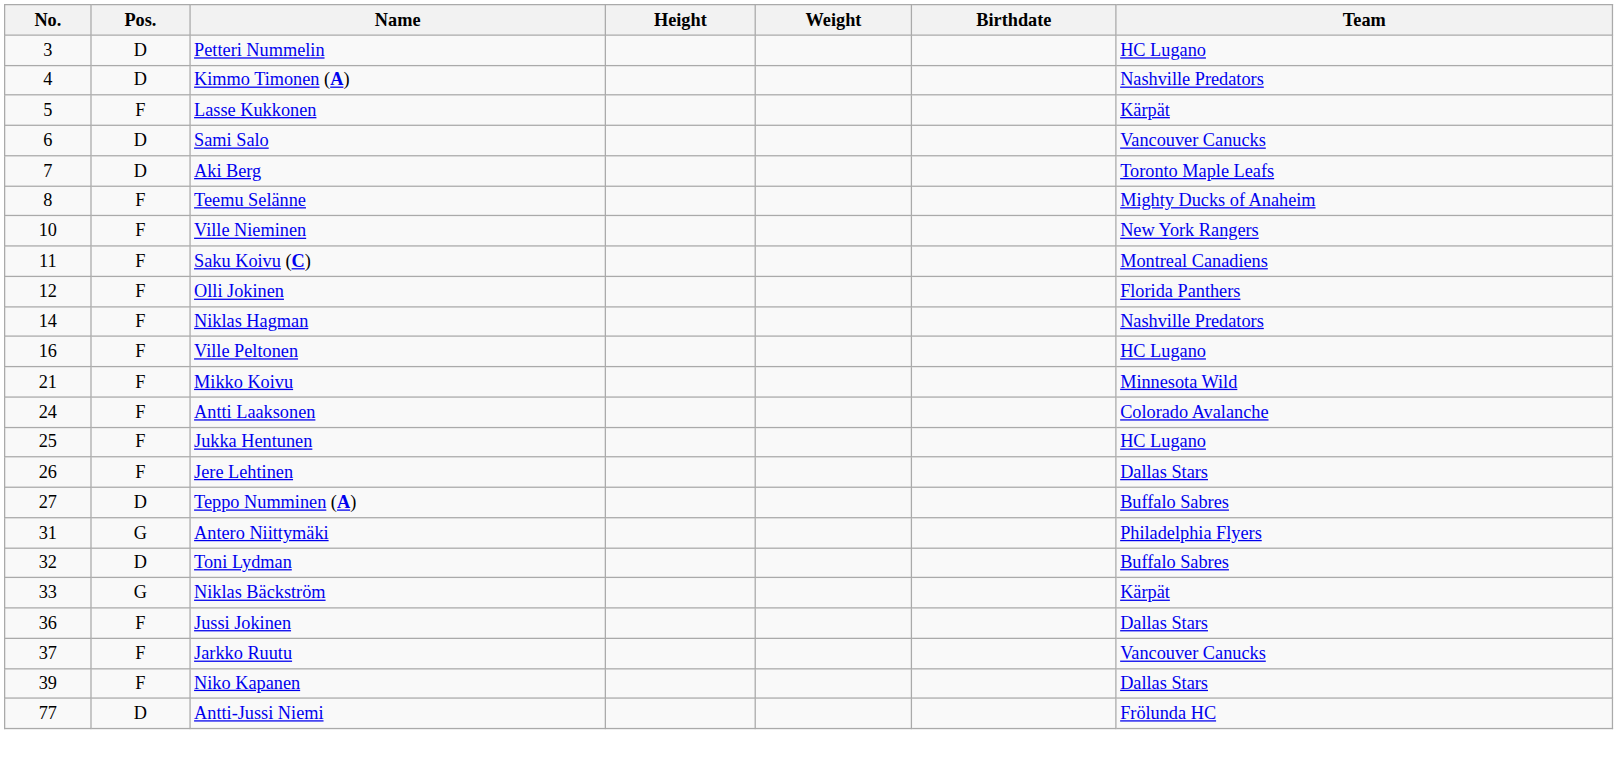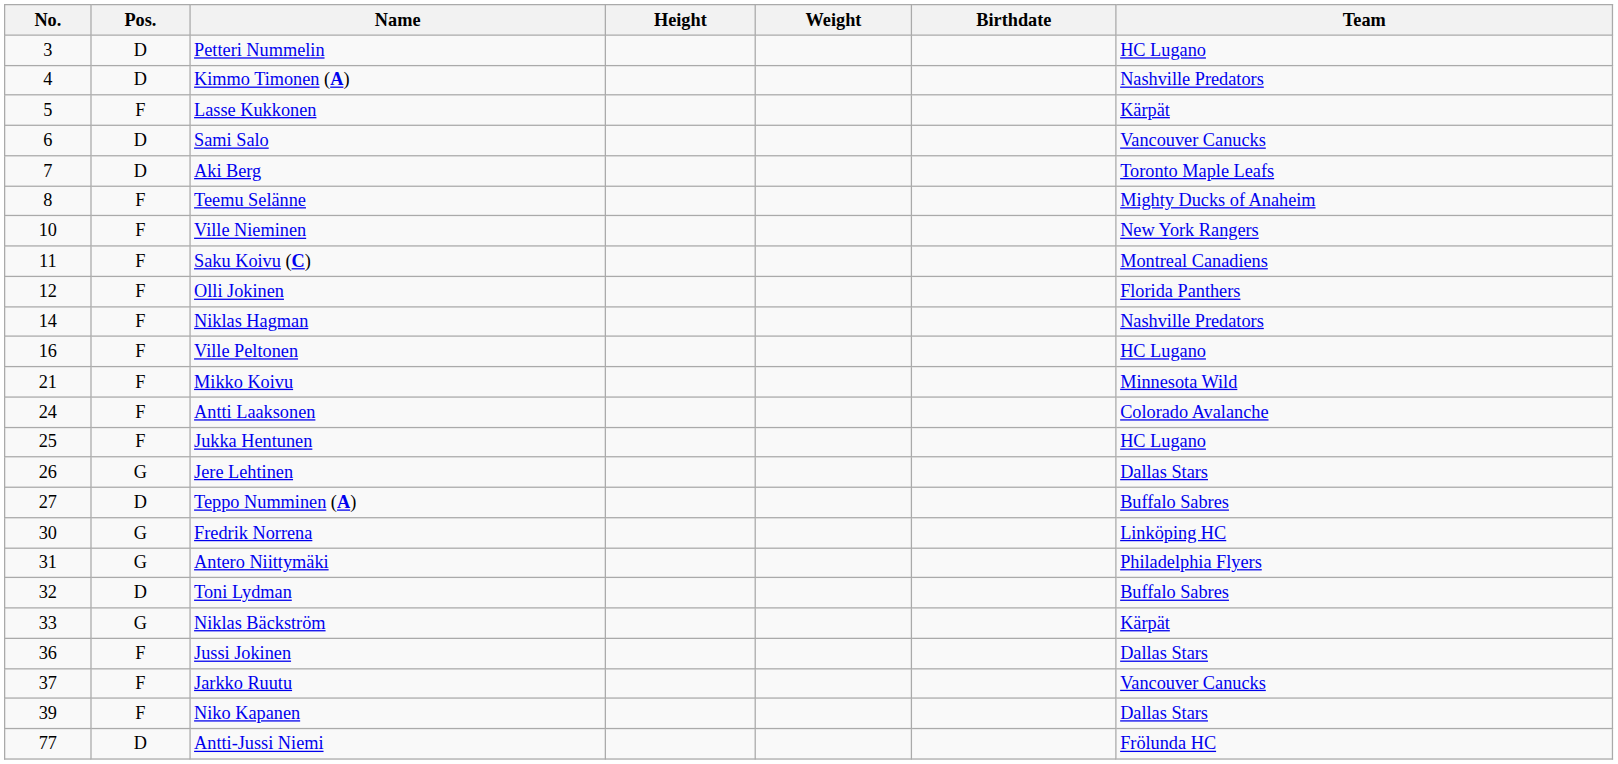(140, 472) F -> (140, 472) G
+ row: (253, 532)
